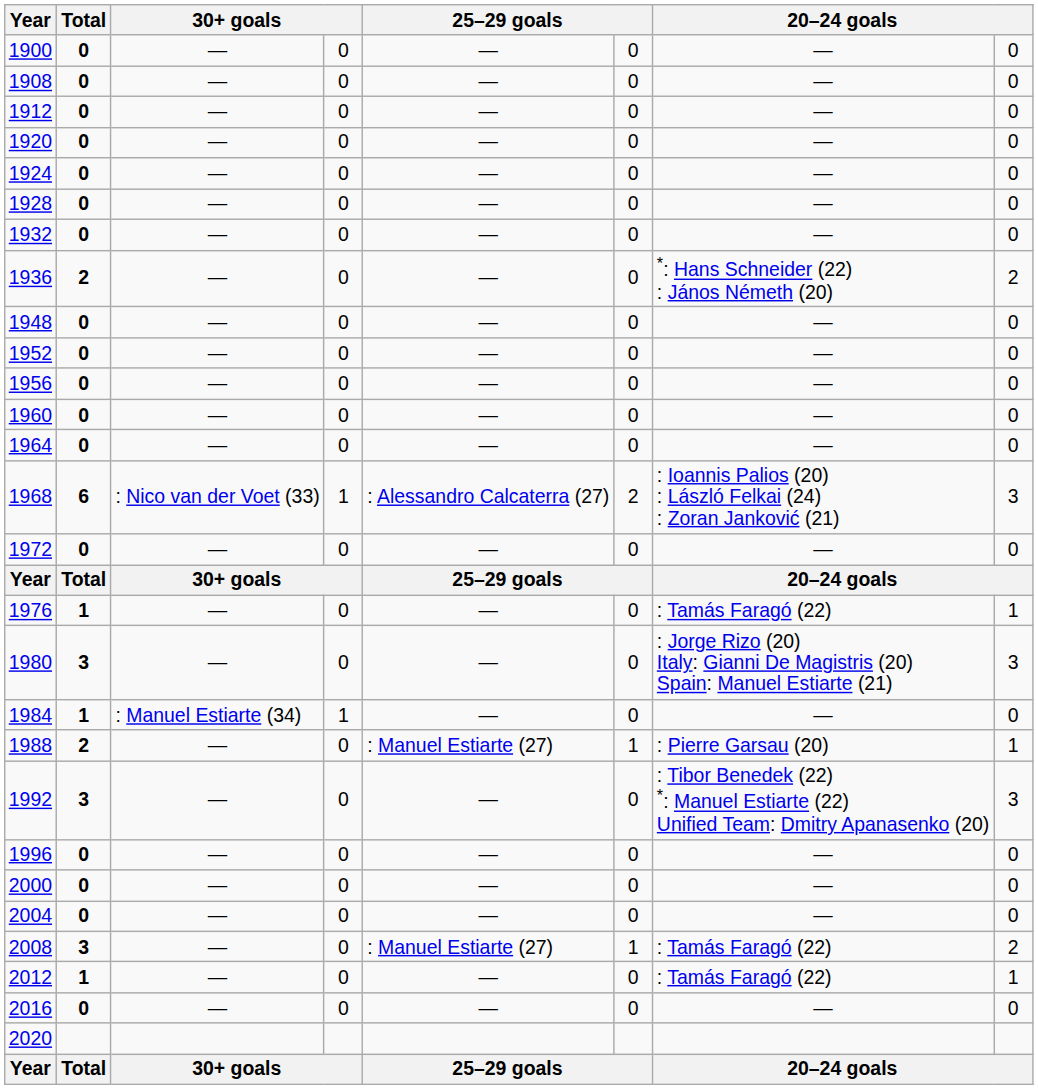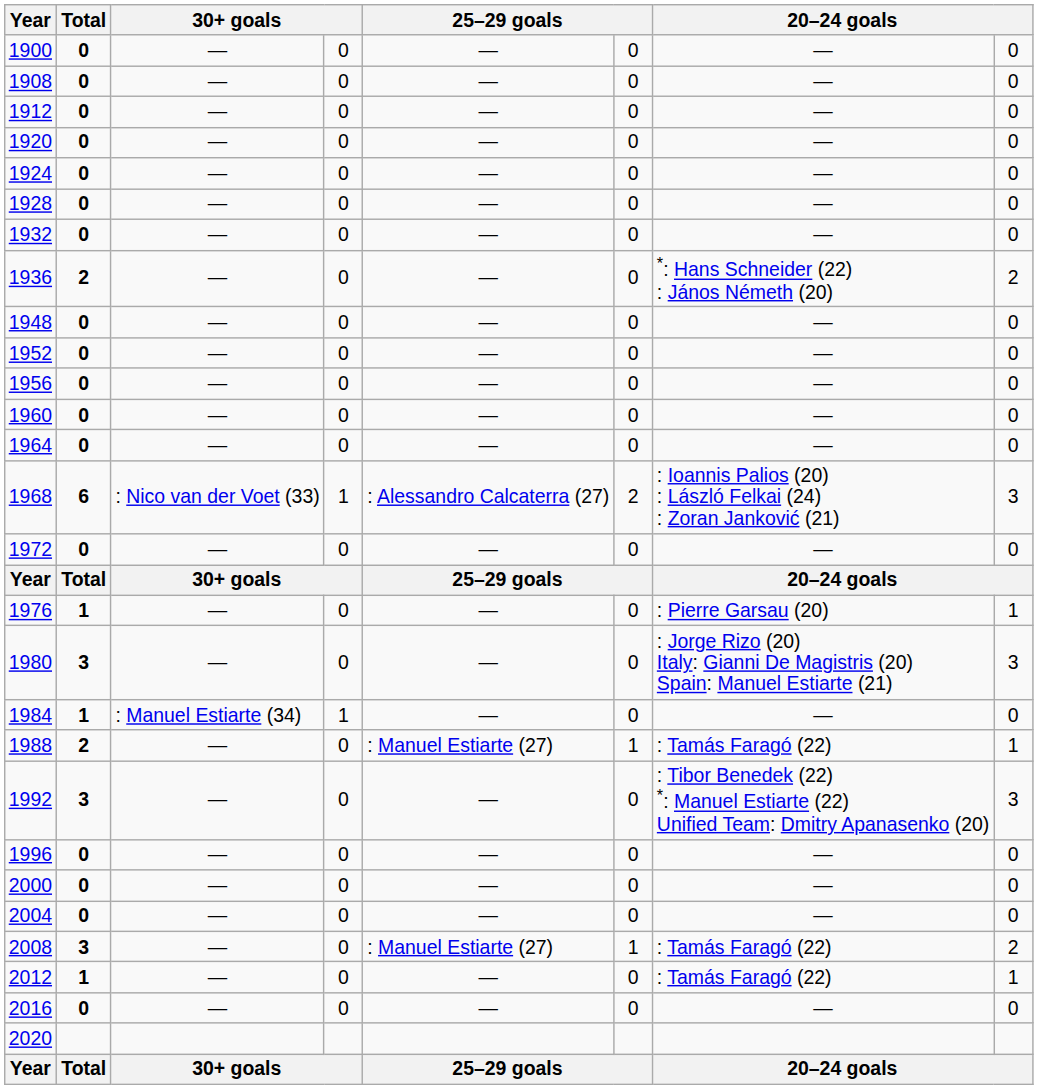(744, 610) : Tamás Faragó (22) -> (743, 610) : Pierre Garsau (20)
(743, 745) : Pierre Garsau (20) -> (744, 745) : Tamás Faragó (22)
